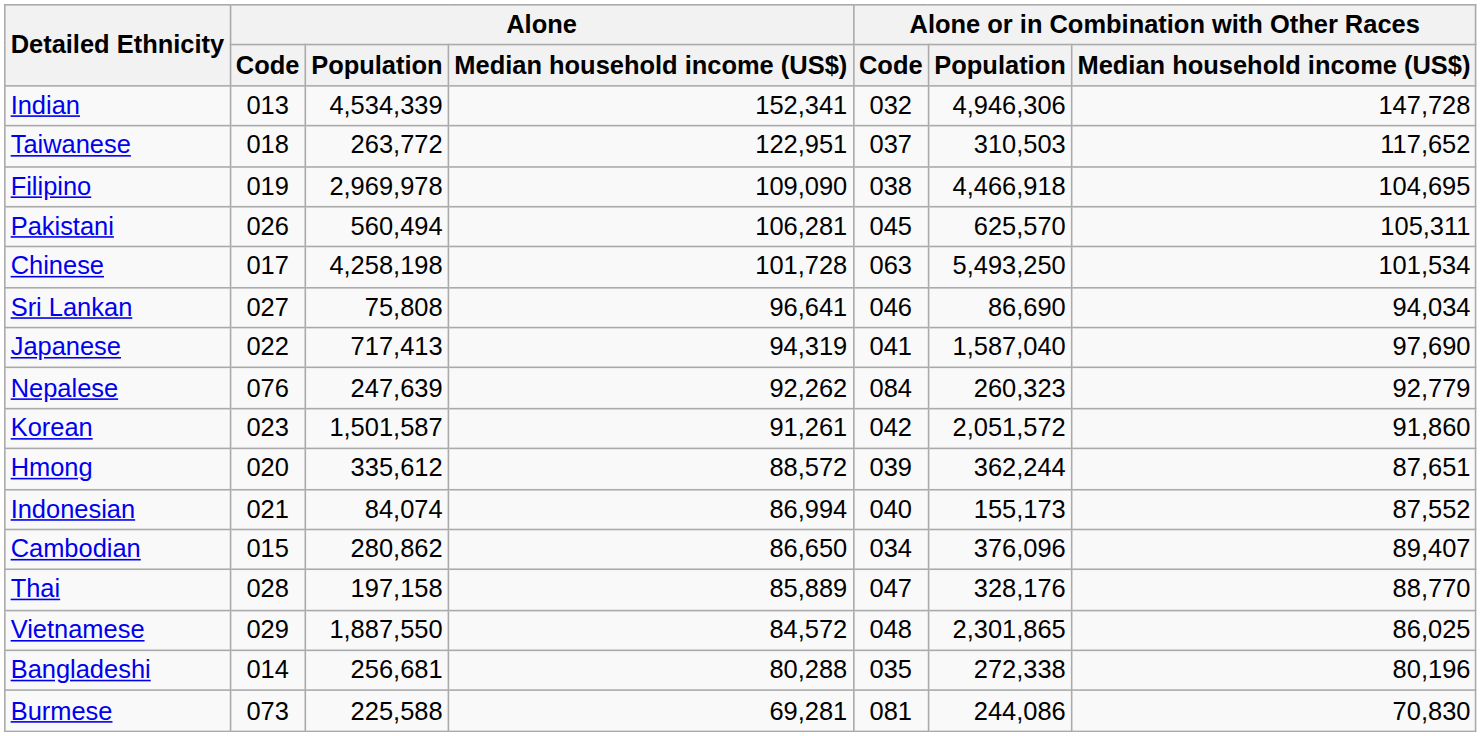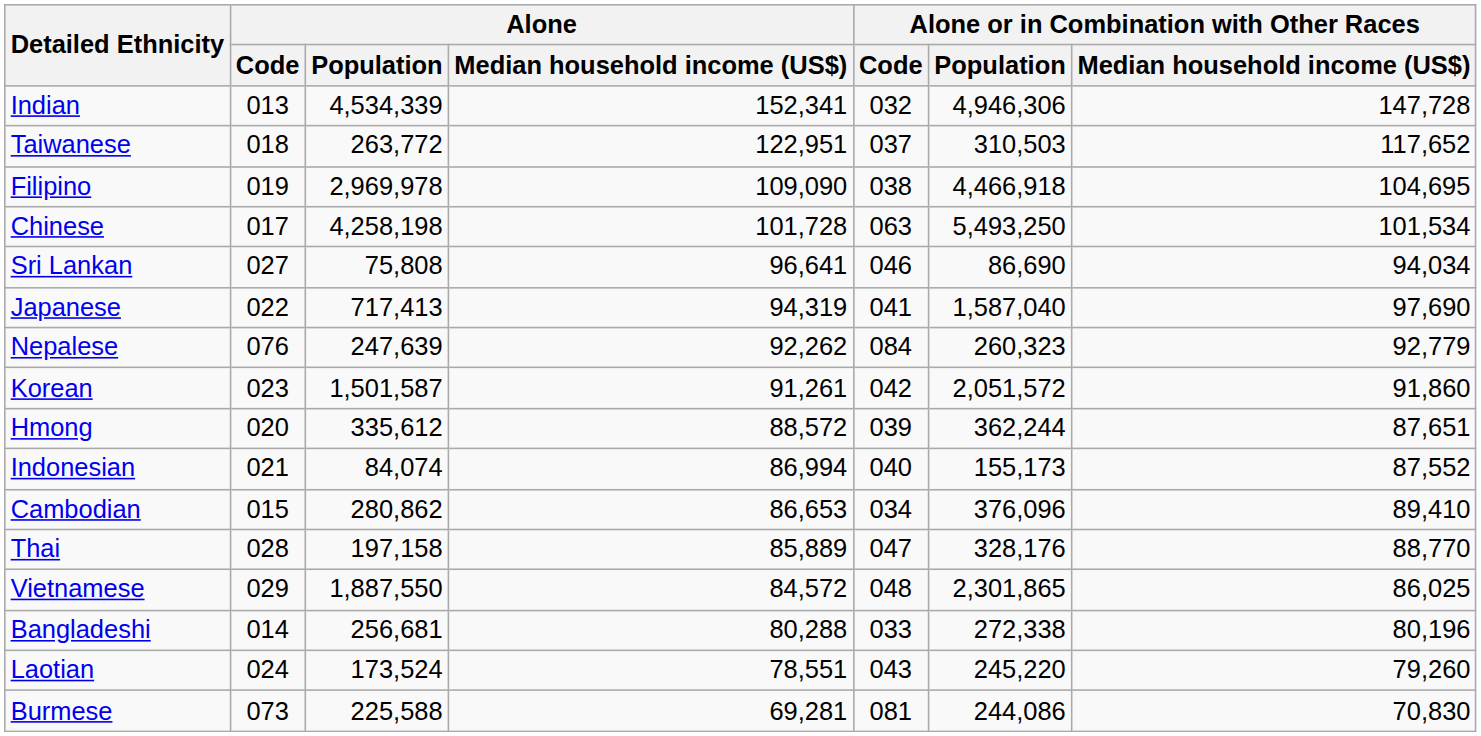- row: (62, 226)
(808, 549) 86,650 -> (808, 508) 86,653
(1432, 549) 89,407 -> (1432, 508) 89,410
(891, 670) 035 -> (891, 629) 033
+ row: (52, 670)
